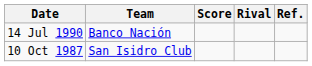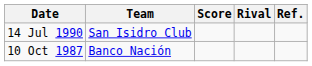(130, 32) Banco Nación -> (140, 32) San Isidro Club
(140, 51) San Isidro Club -> (130, 51) Banco Nación
